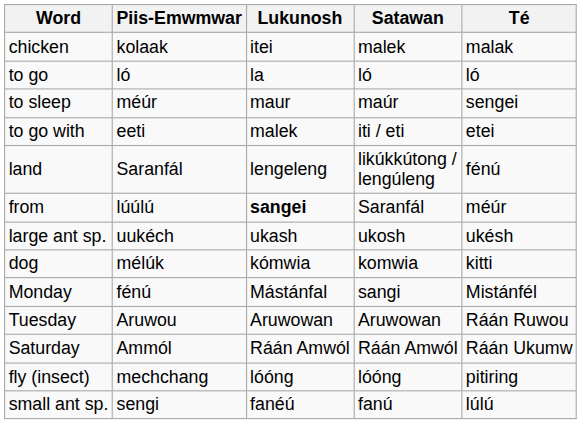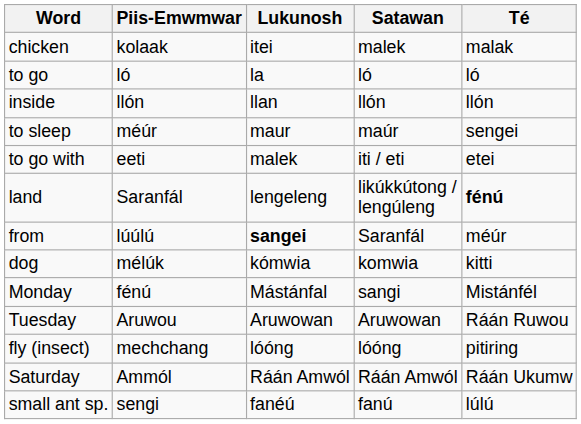+ row: (32, 103)
(483, 169) normal -> (485, 197) bold
- row: (58, 235)
rows swapped: (44, 348) <-> (49, 376)
